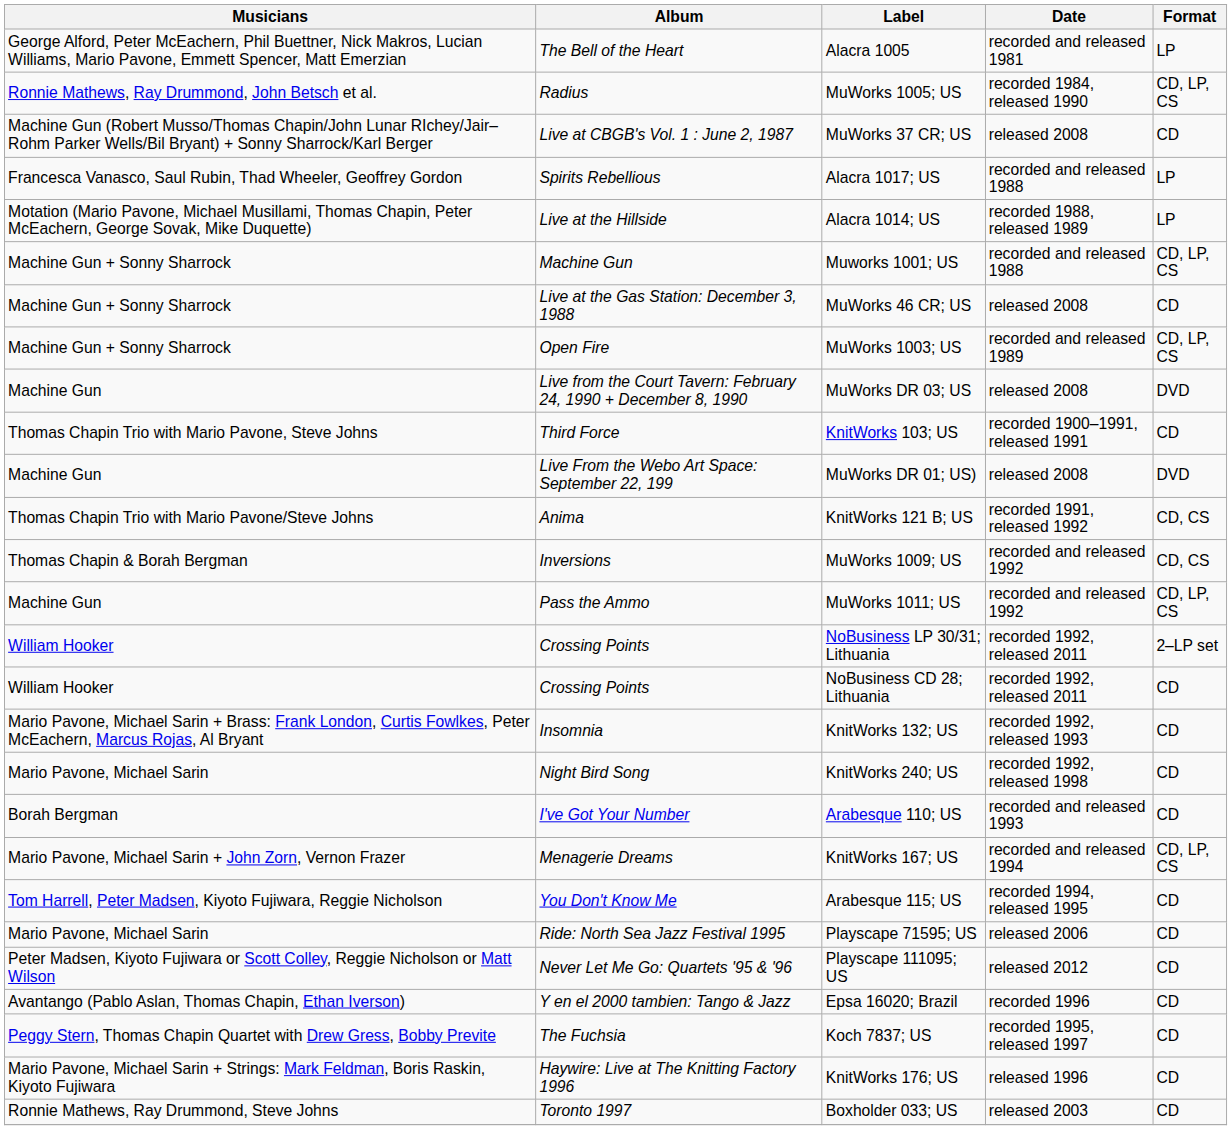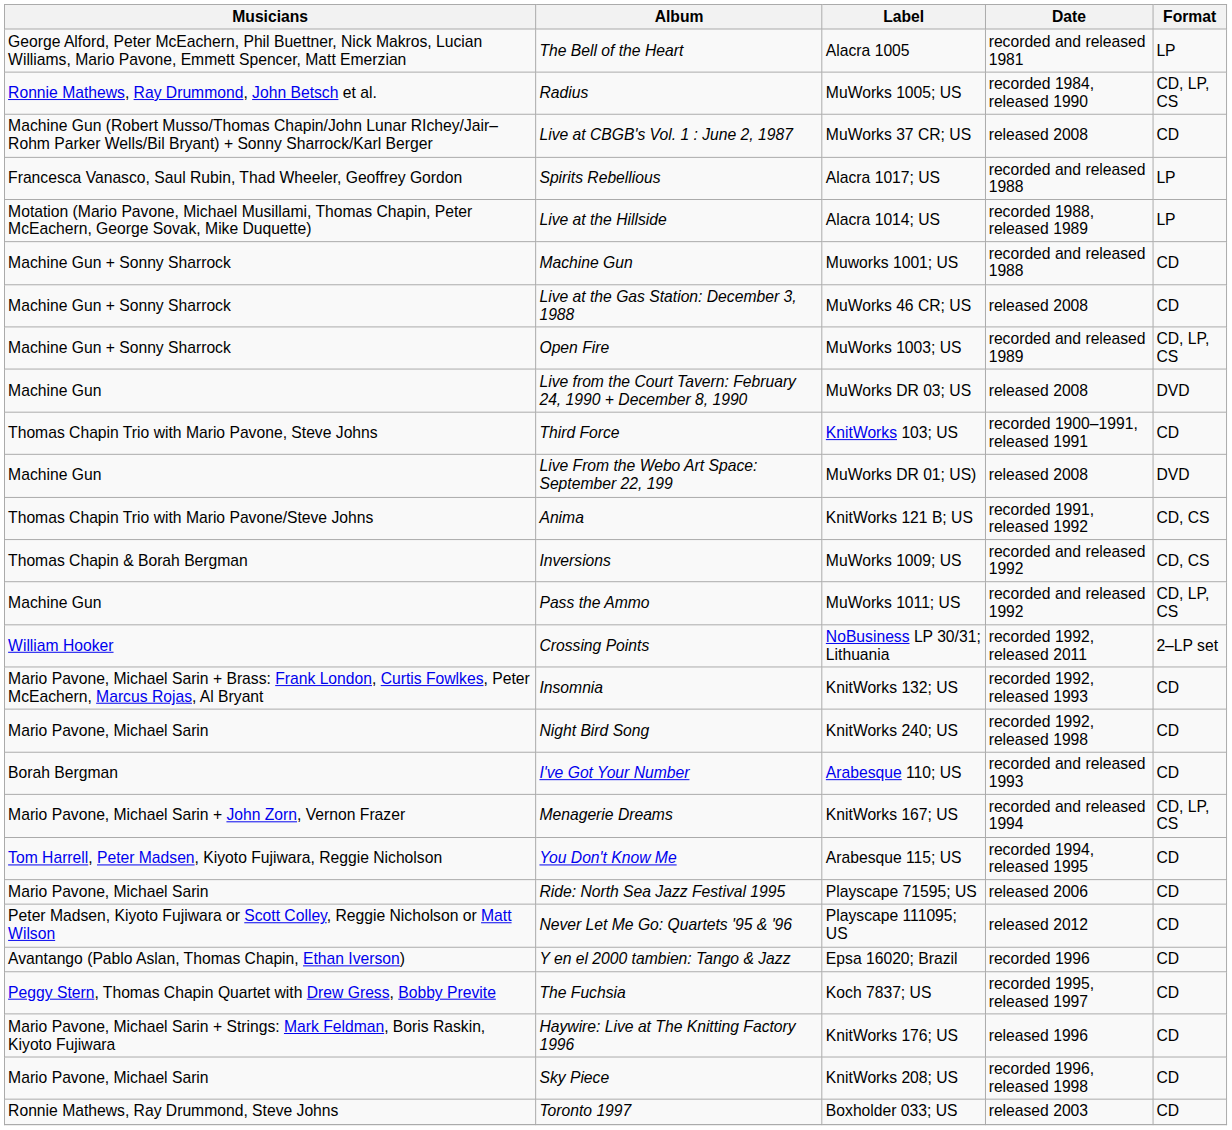(1183, 263) CD, LP, CS -> (1168, 263) CD
- row: (894, 688)
+ row: (892, 1078)
